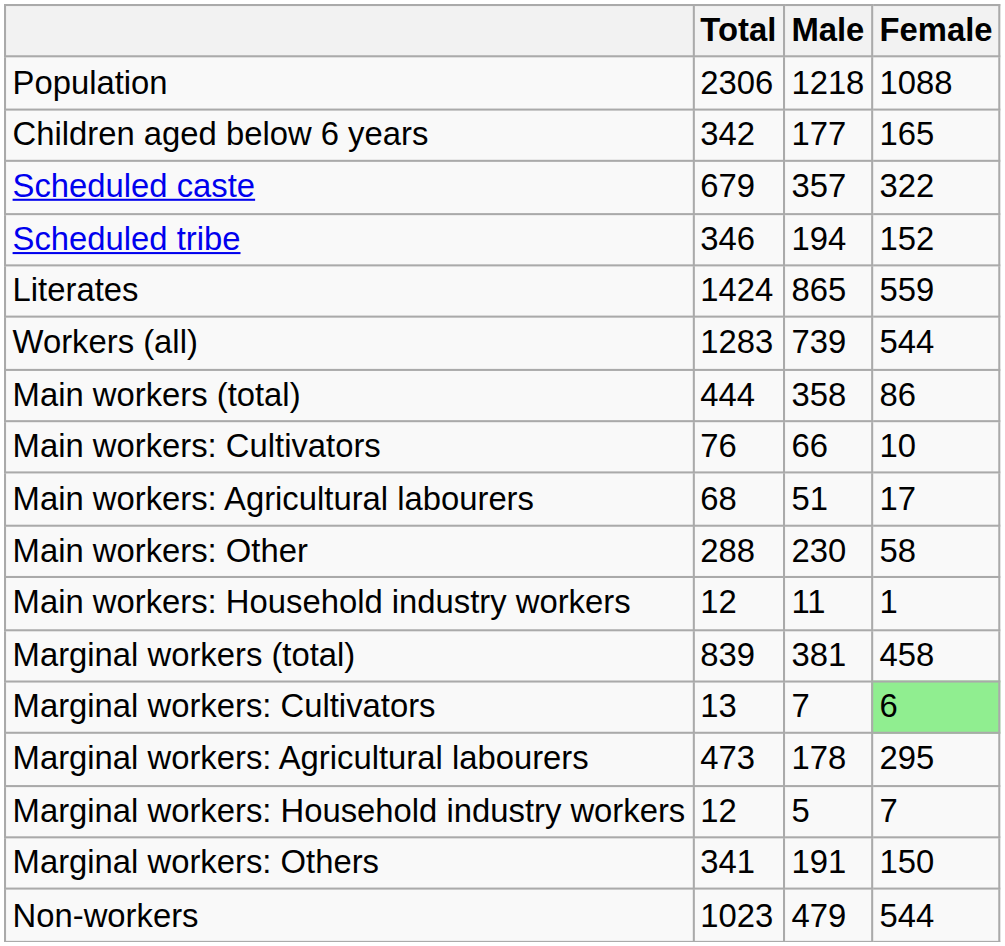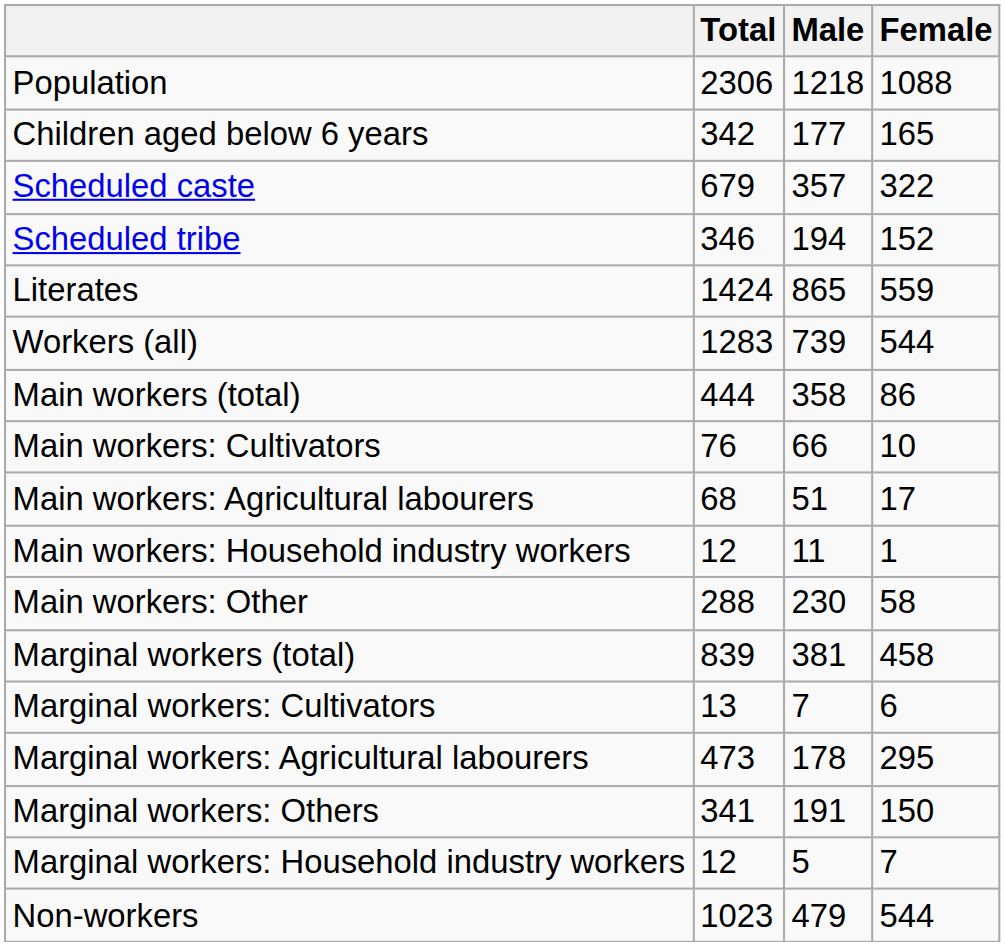rows swapped: (322, 602) <-> (160, 550)
(889, 706) lightgreen background -> (889, 706) no background
rows swapped: (349, 810) <-> (196, 862)
